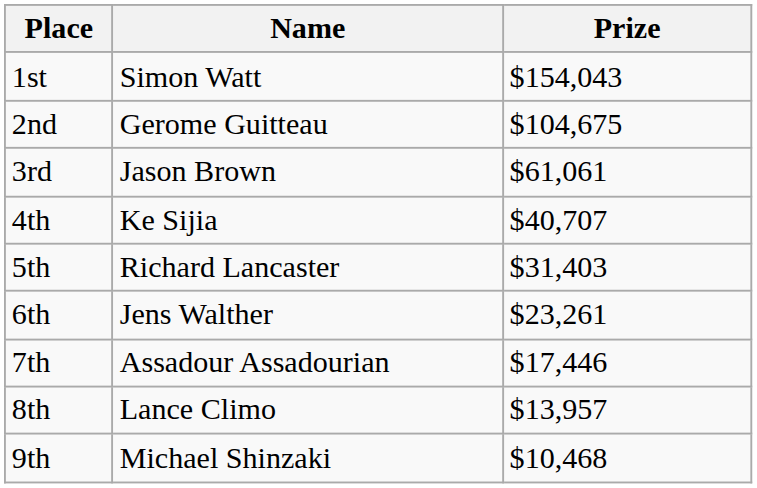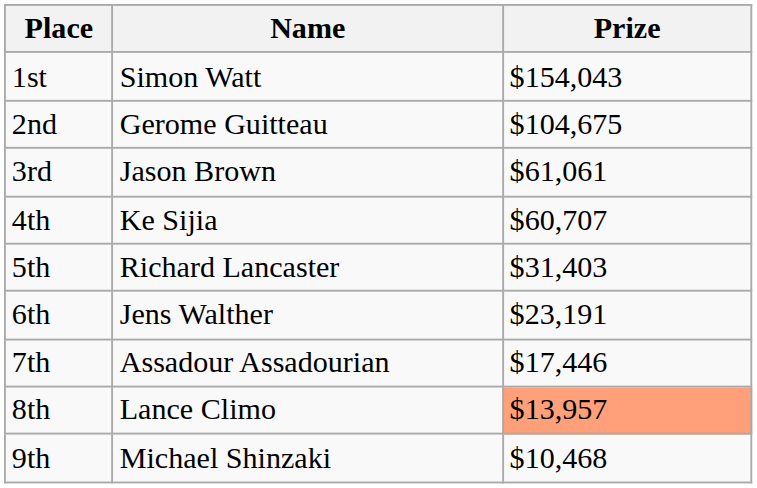(558, 219) $40,707 -> (558, 219) $60,707
(558, 314) $23,261 -> (558, 314) $23,191
(558, 409) no background -> (558, 409) lightsalmon background
